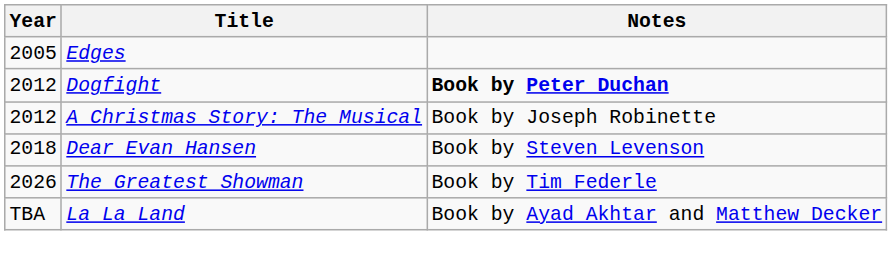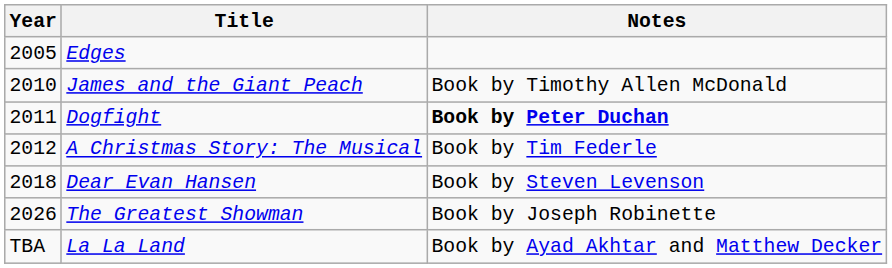+ row: (215, 85)
(33, 85) 2012 -> (33, 117) 2011
(574, 117) Book by Joseph Robinette -> (544, 150) Book by Tim Federle
(544, 182) Book by Tim Federle -> (574, 214) Book by Joseph Robinette
